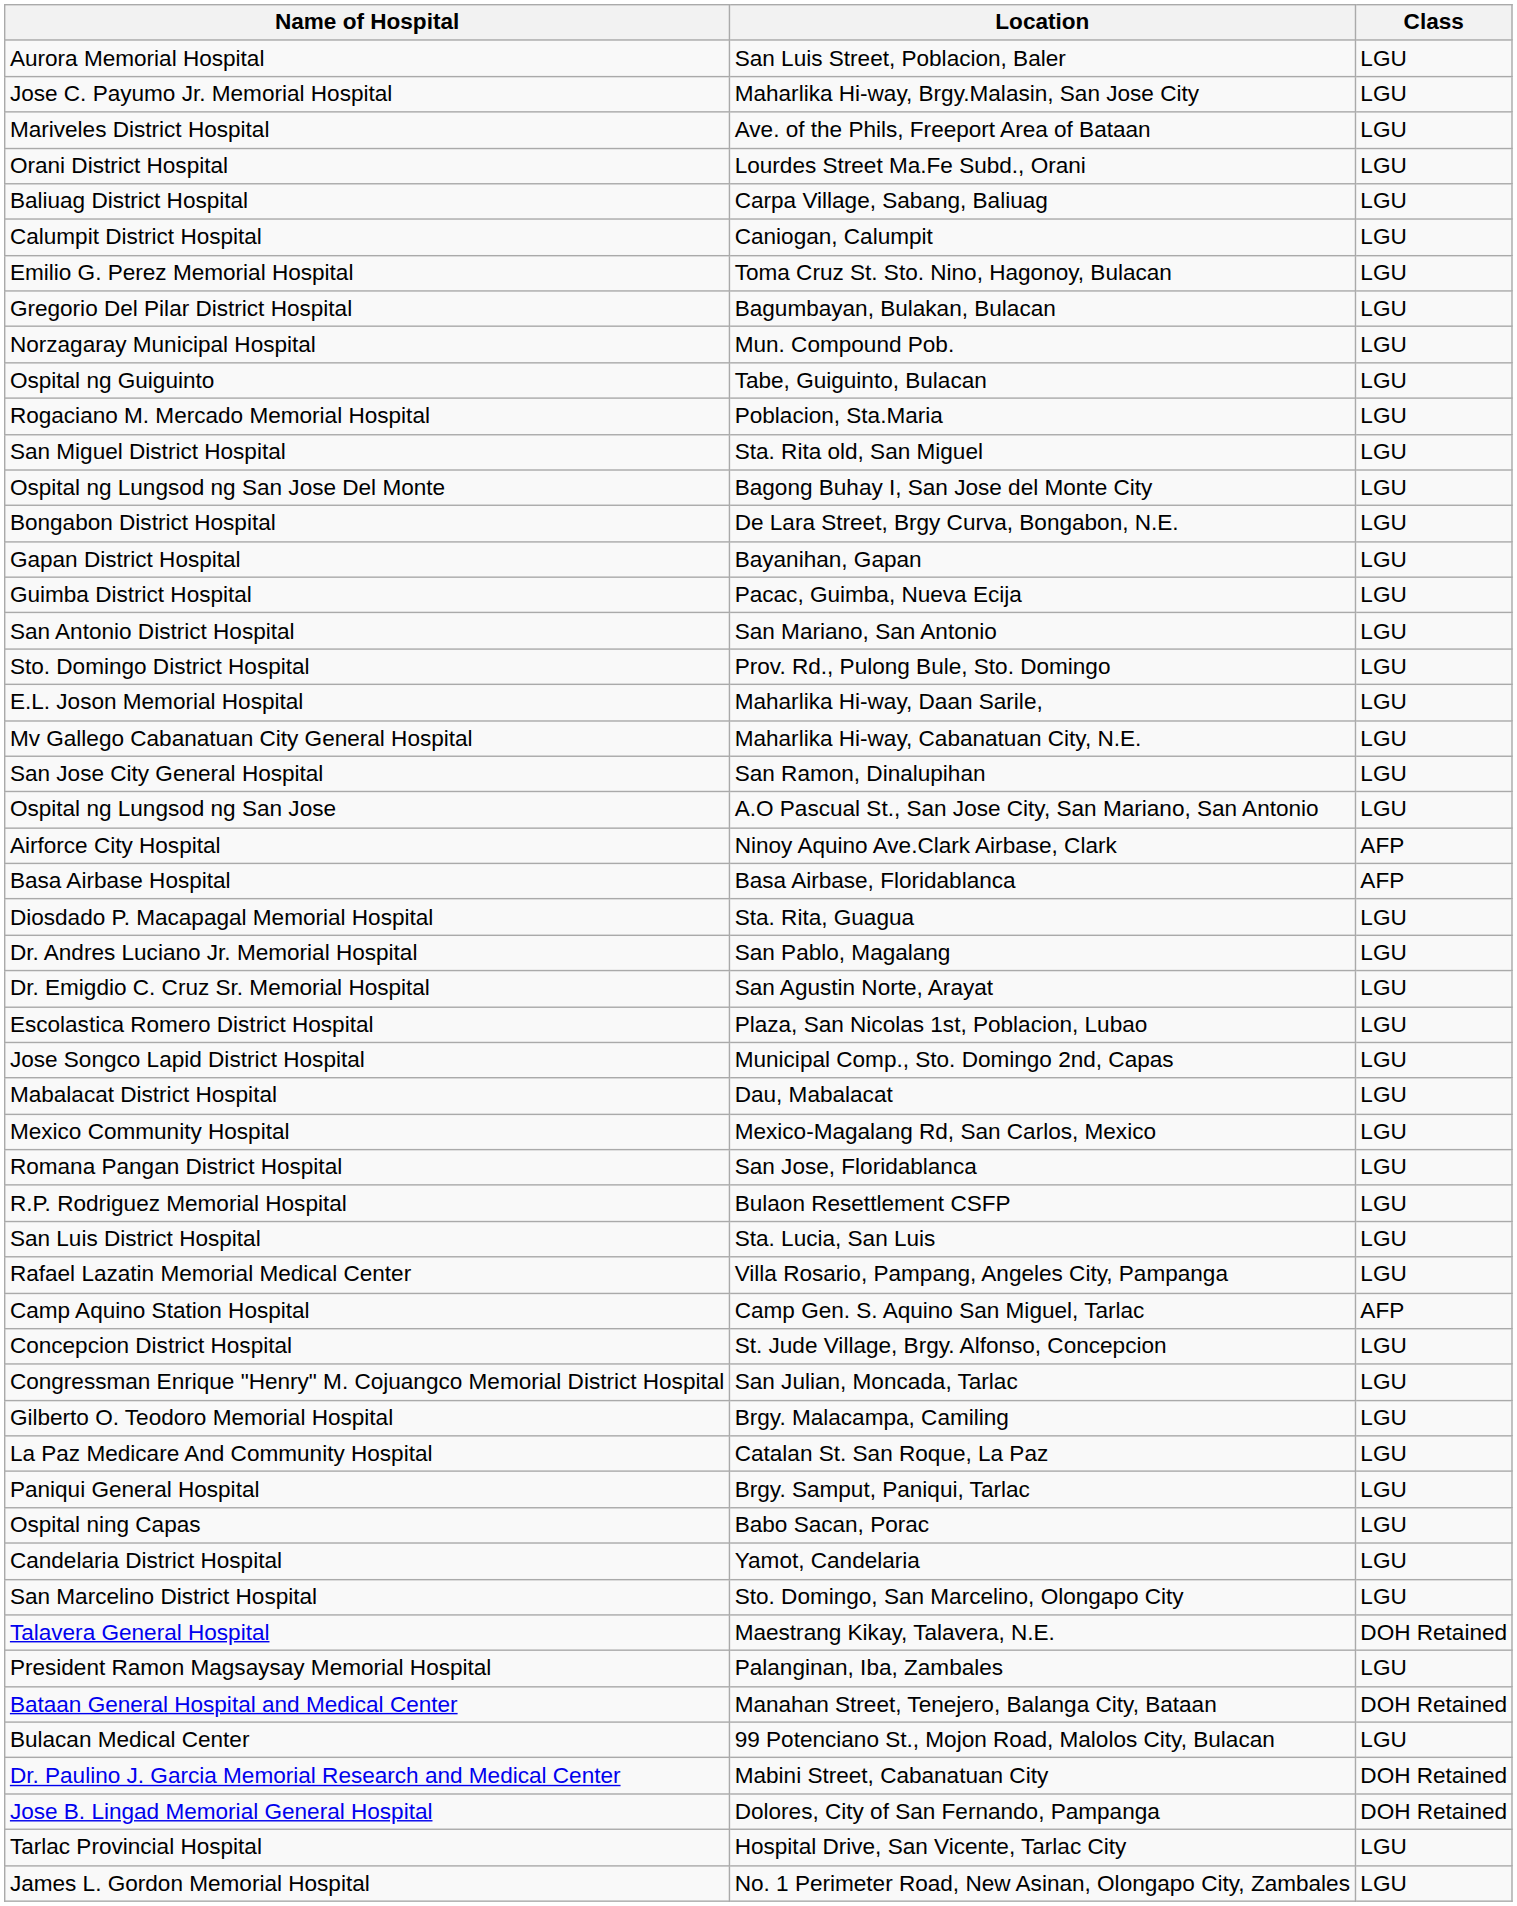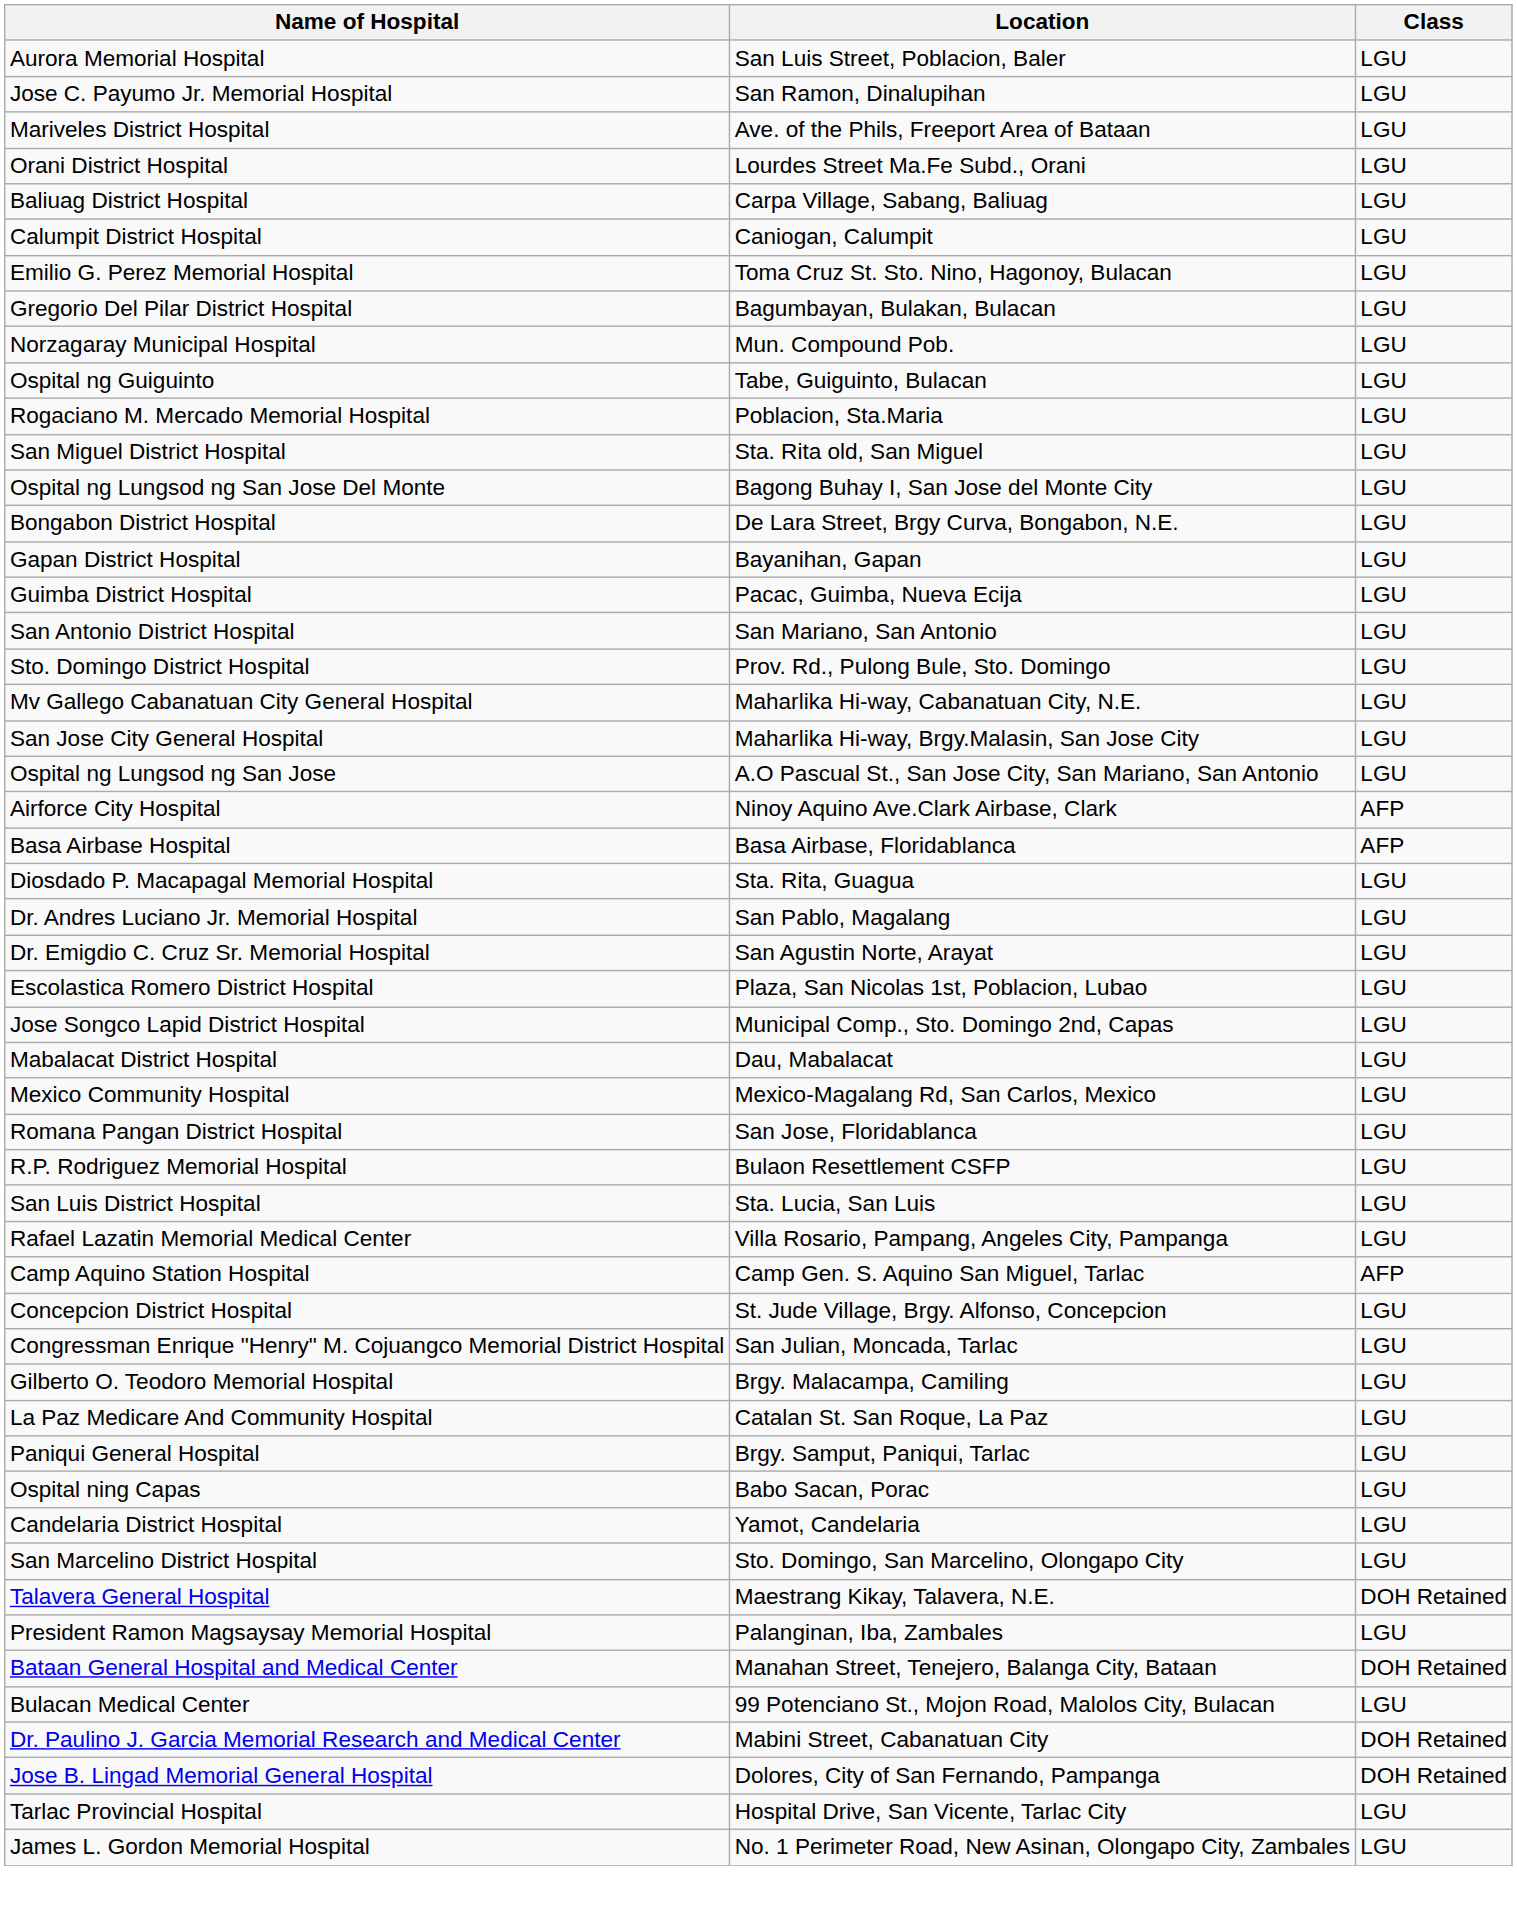(967, 93) Maharlika Hi-way, Brgy.Malasin, San Jose City -> (860, 93) San Ramon, Dinalupihan
- row: (157, 702)
(860, 773) San Ramon, Dinalupihan -> (967, 737) Maharlika Hi-way, Brgy.Malasin, San Jose City
